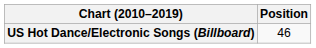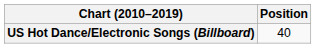(284, 33) 46 -> (284, 33) 40
